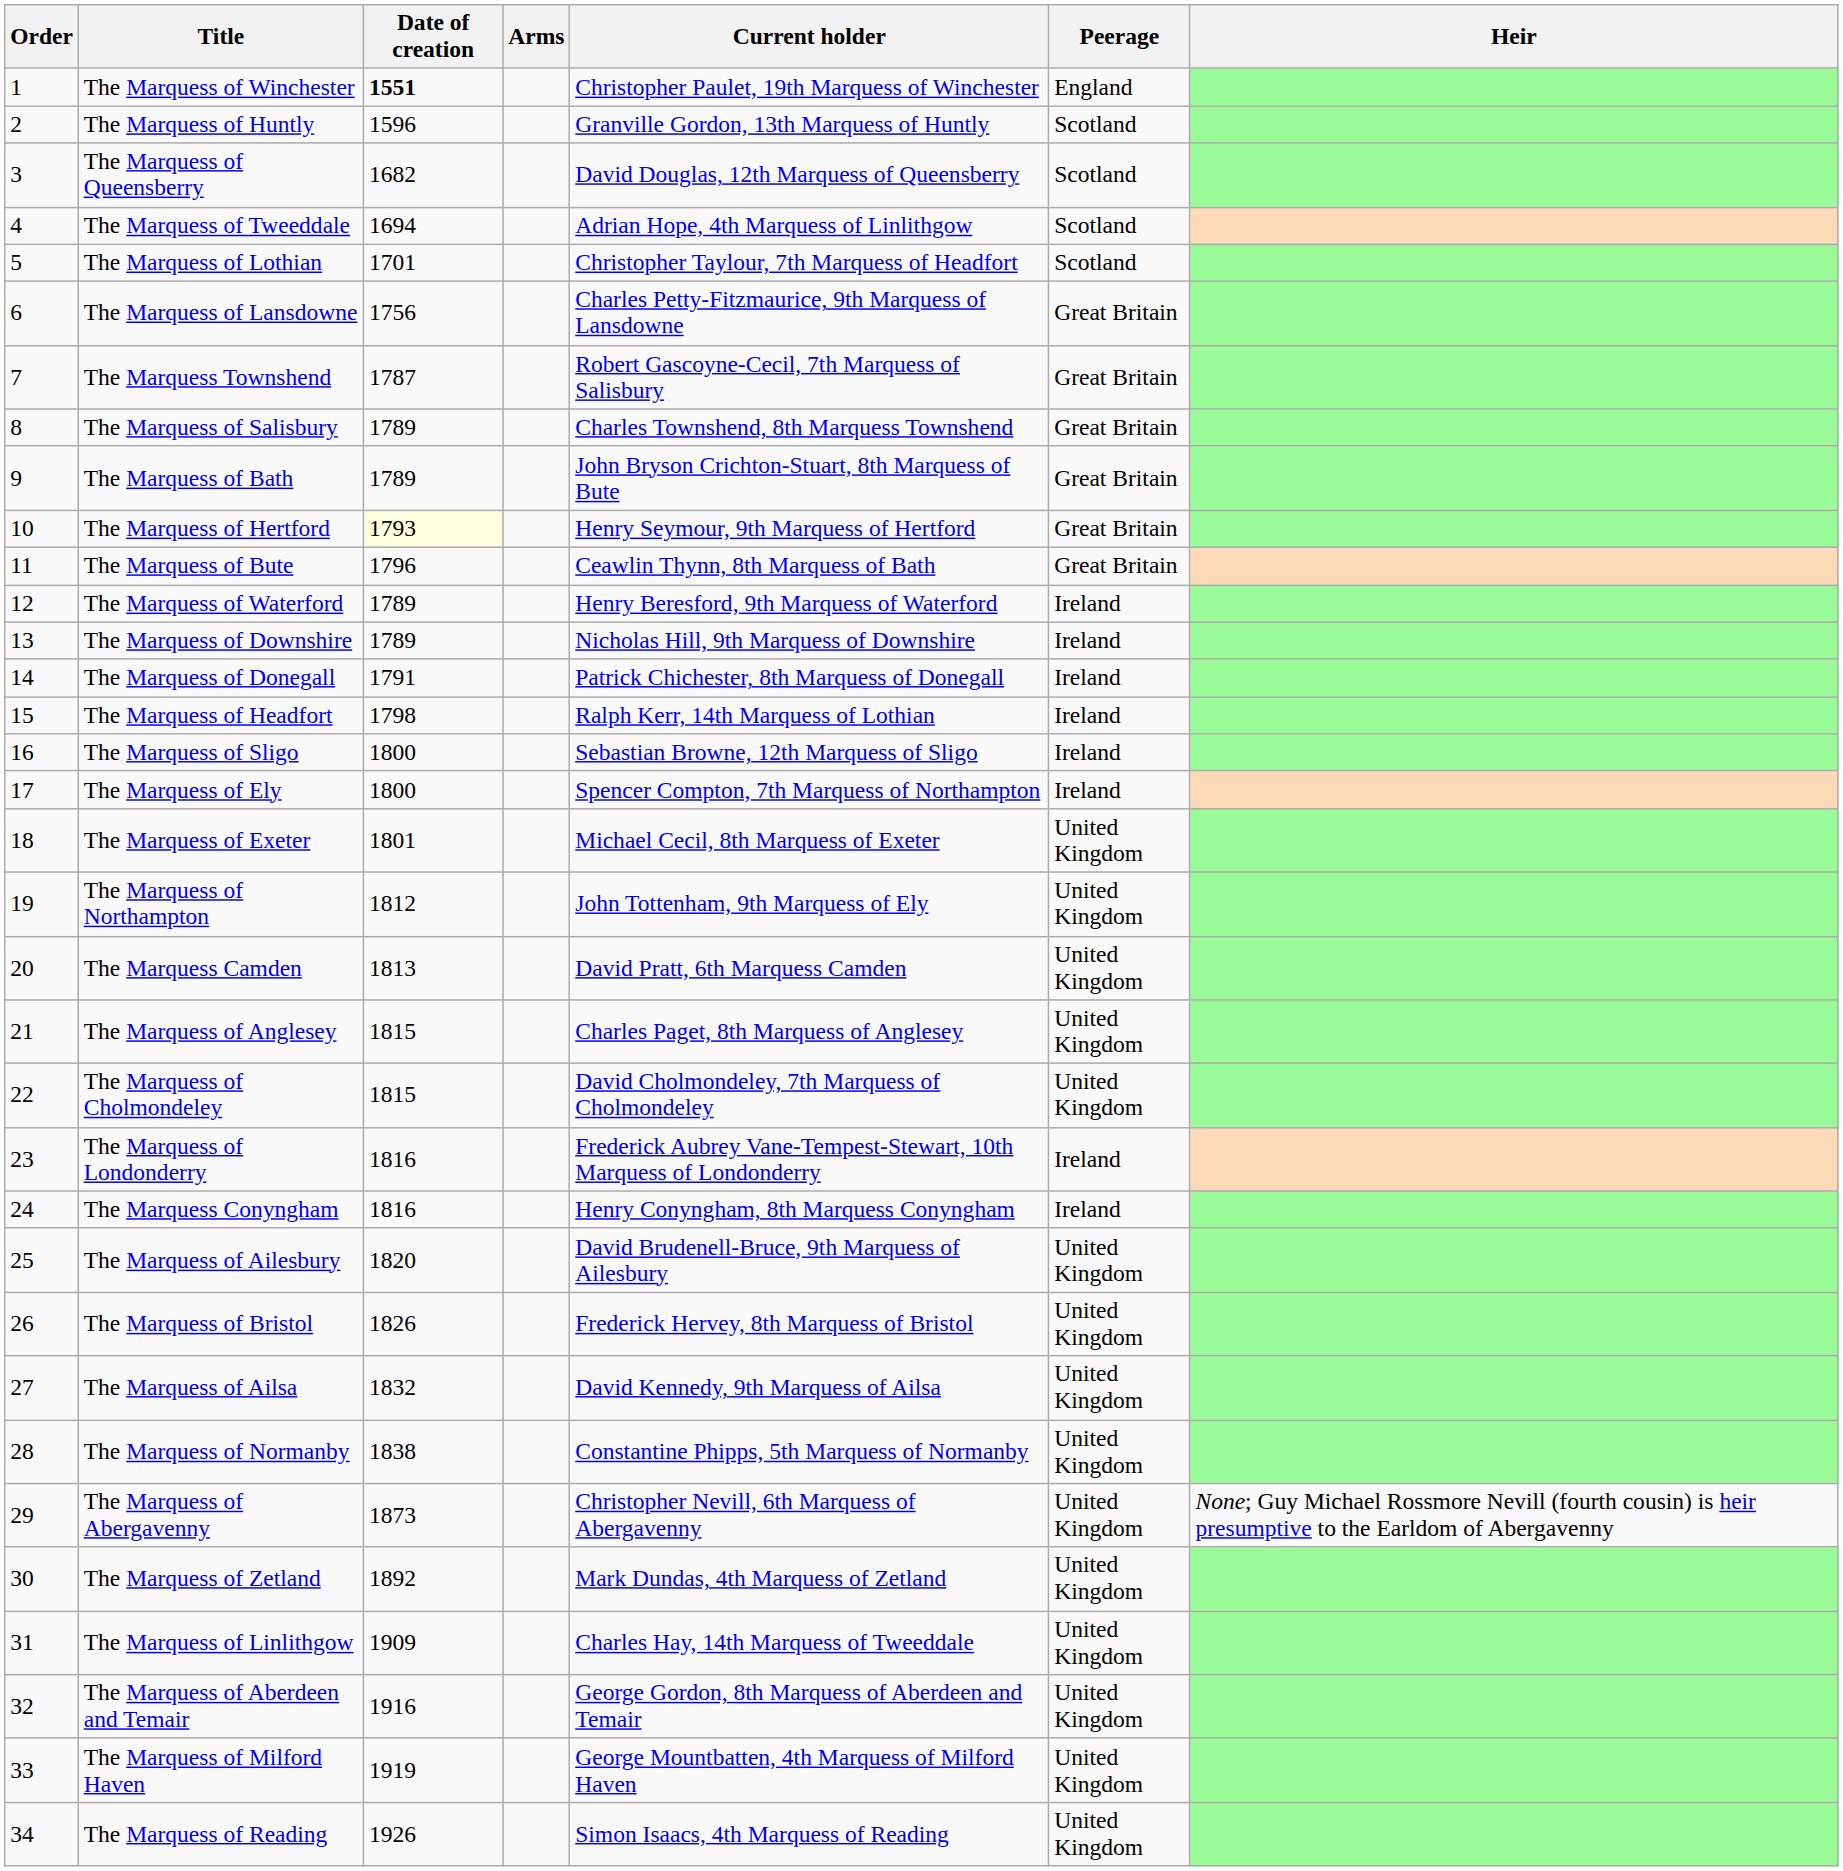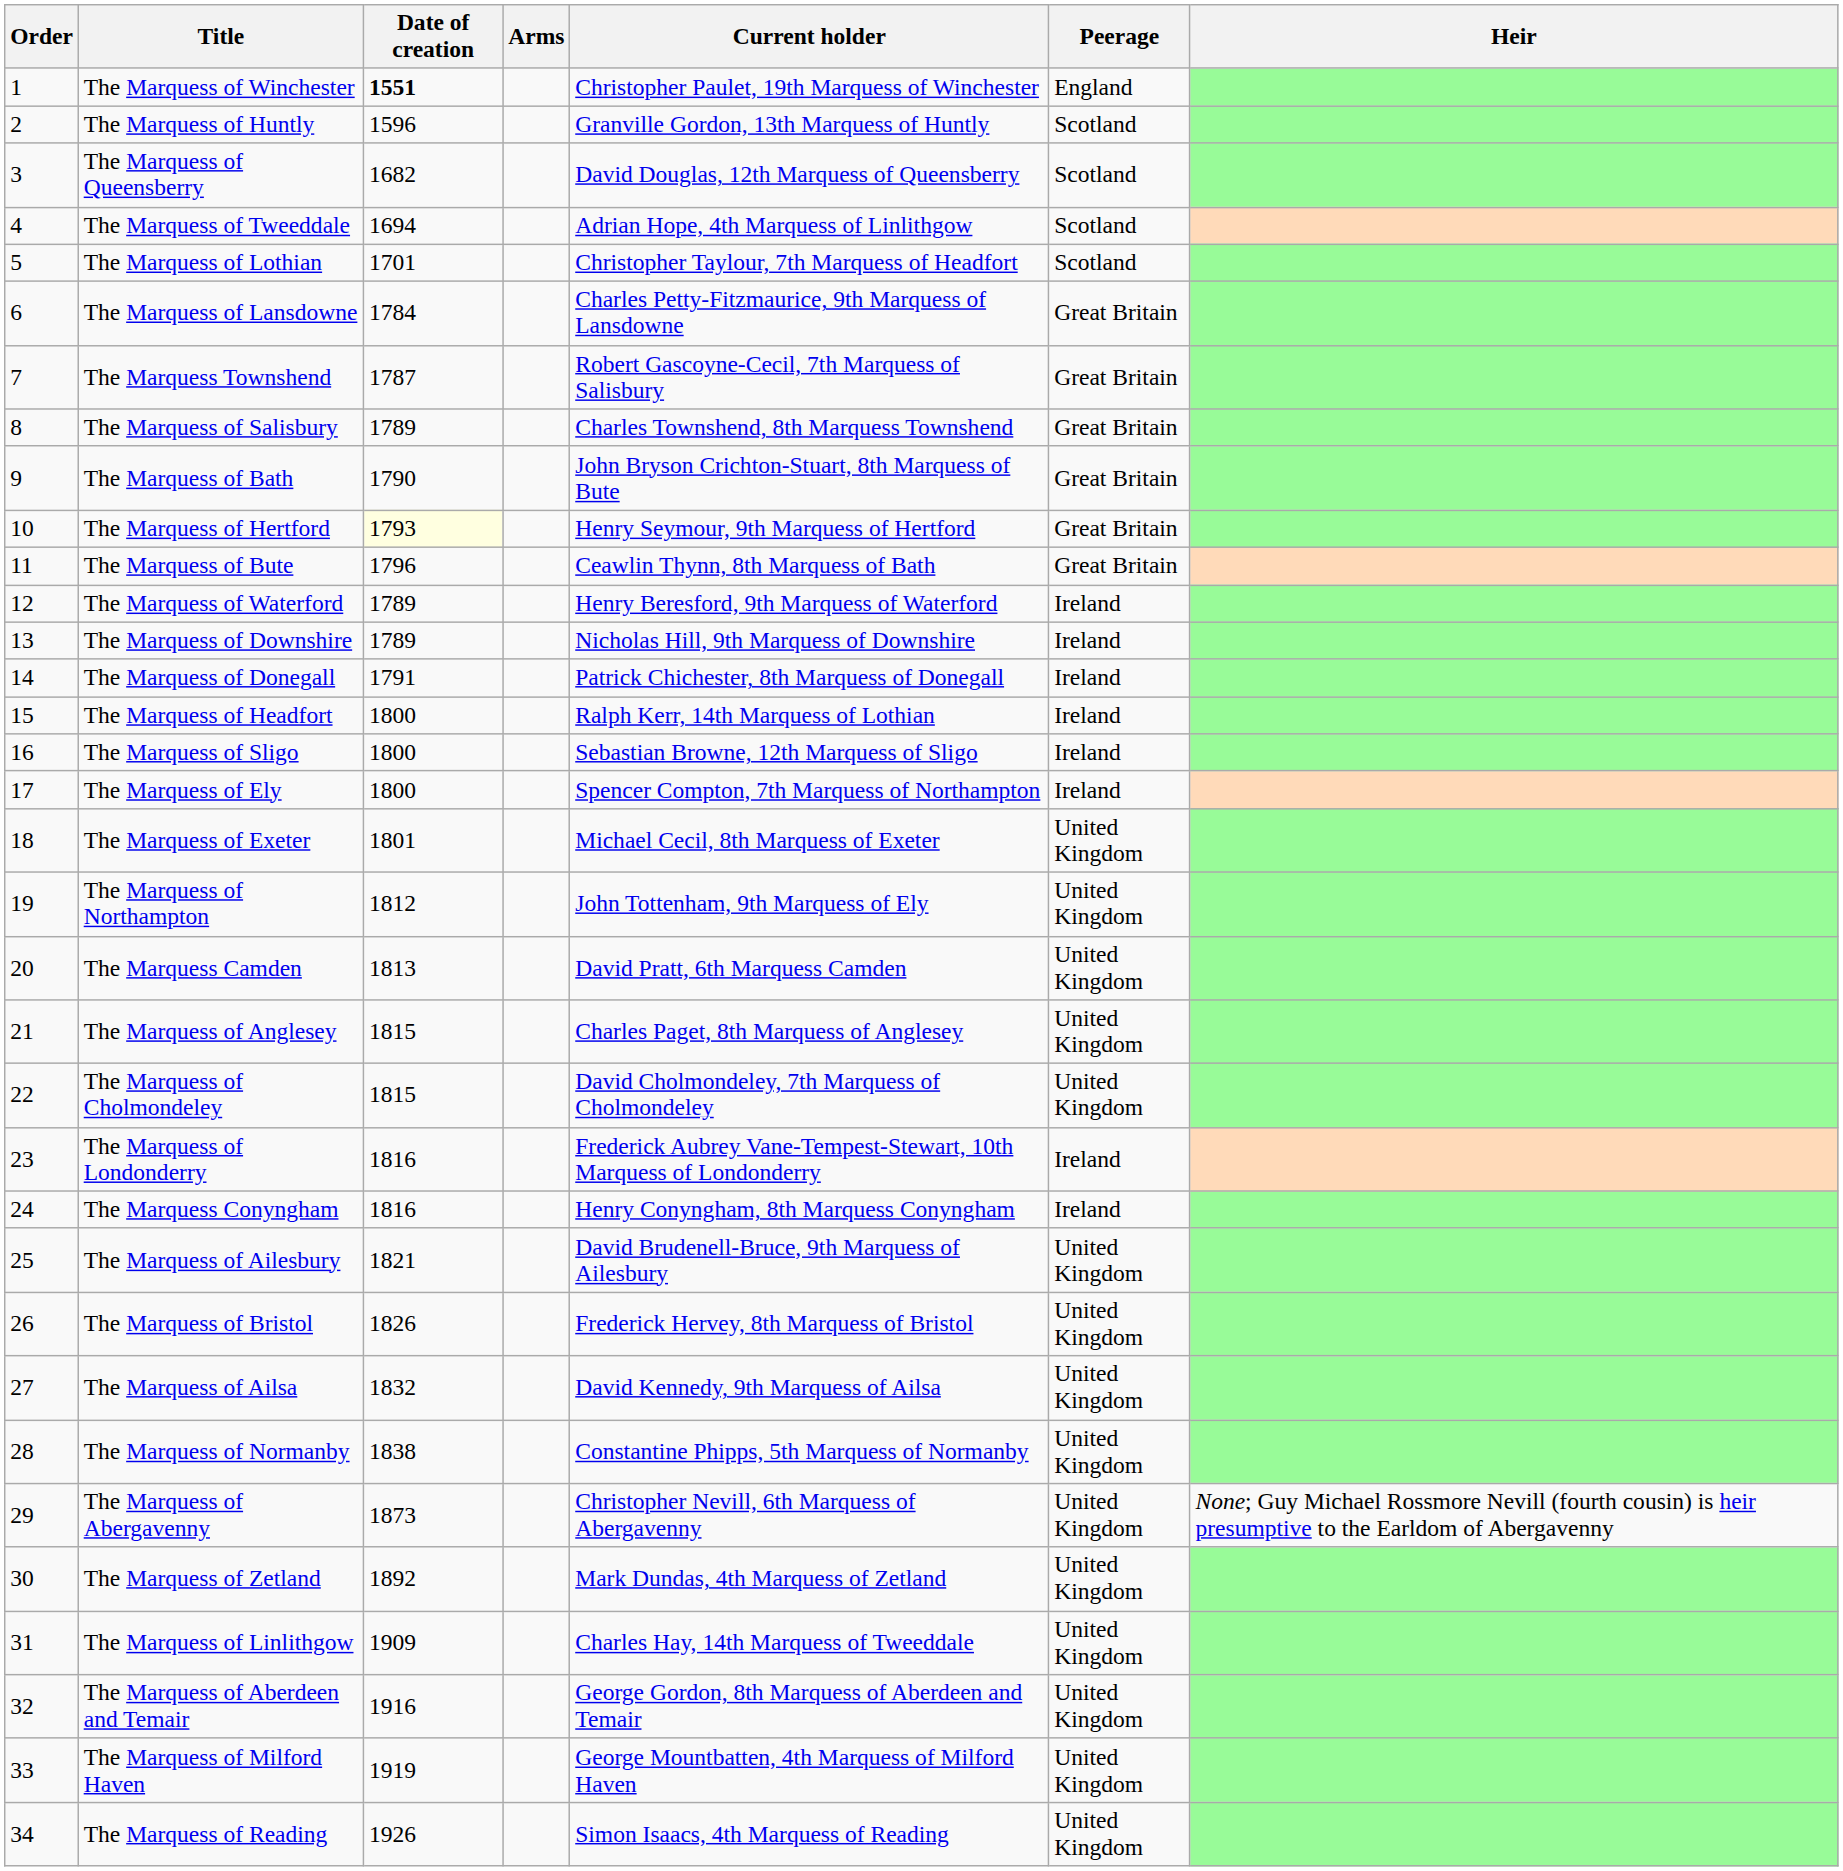(392, 313) 1756 -> (392, 313) 1784
(392, 477) 1789 -> (392, 477) 1790
(392, 714) 1798 -> (392, 714) 1800
(392, 1259) 1820 -> (392, 1259) 1821
